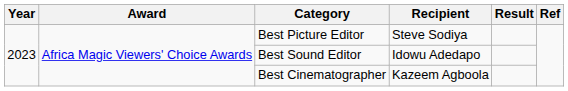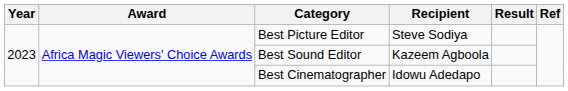(436, 55) Idowu Adedapo -> (440, 55) Kazeem Agboola
(440, 75) Kazeem Agboola -> (436, 75) Idowu Adedapo
